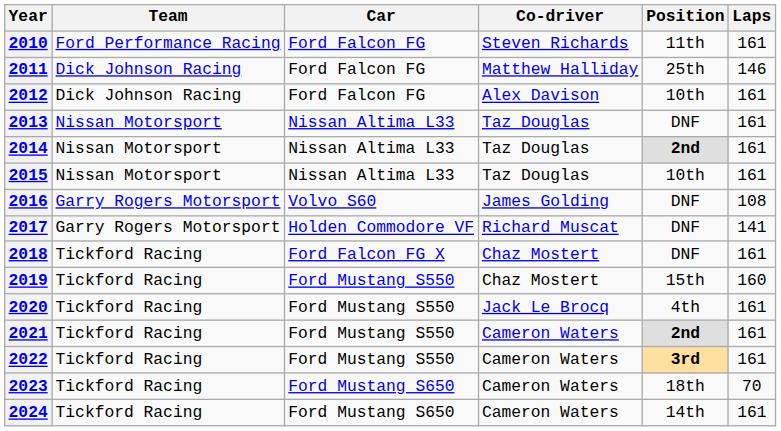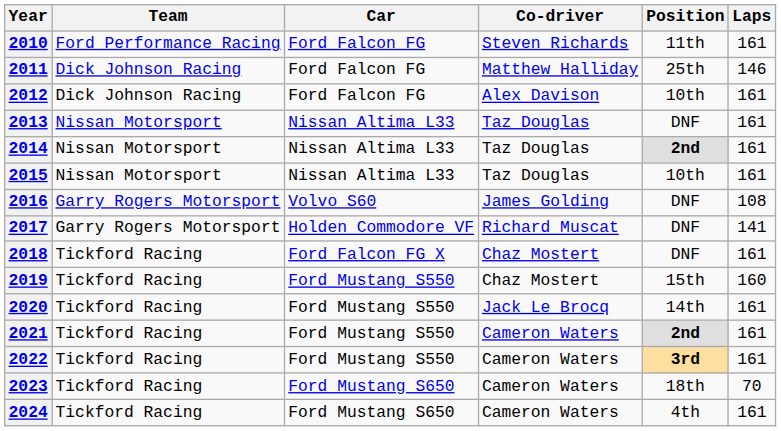(685, 308) 4th -> (685, 308) 14th
(685, 413) 14th -> (685, 413) 4th
